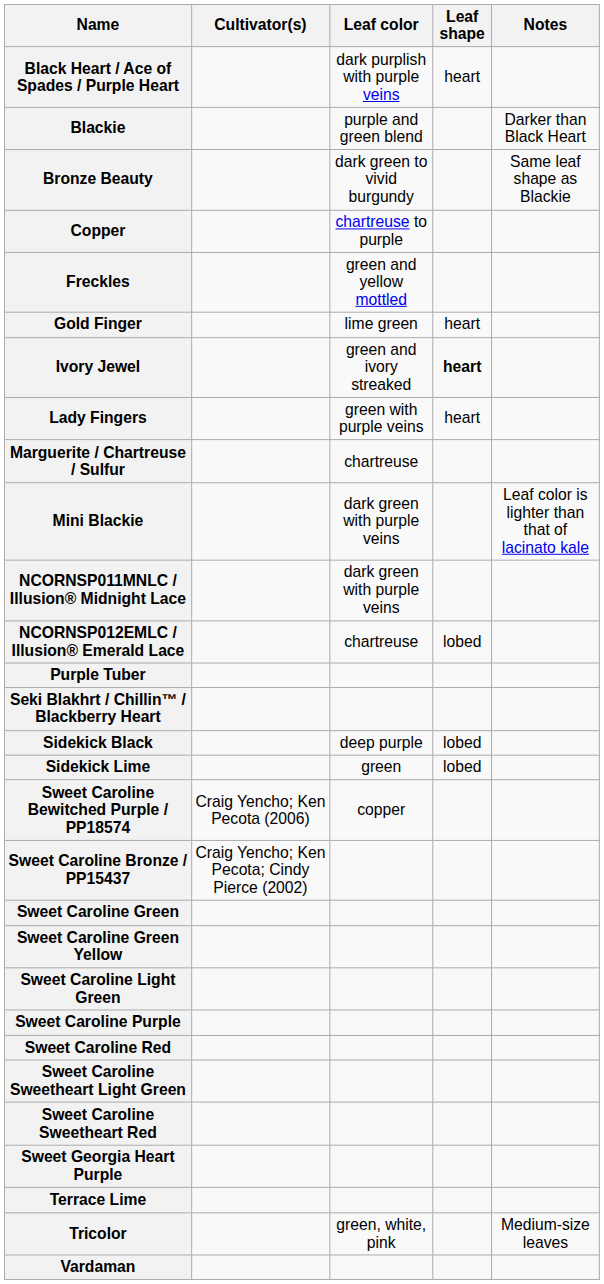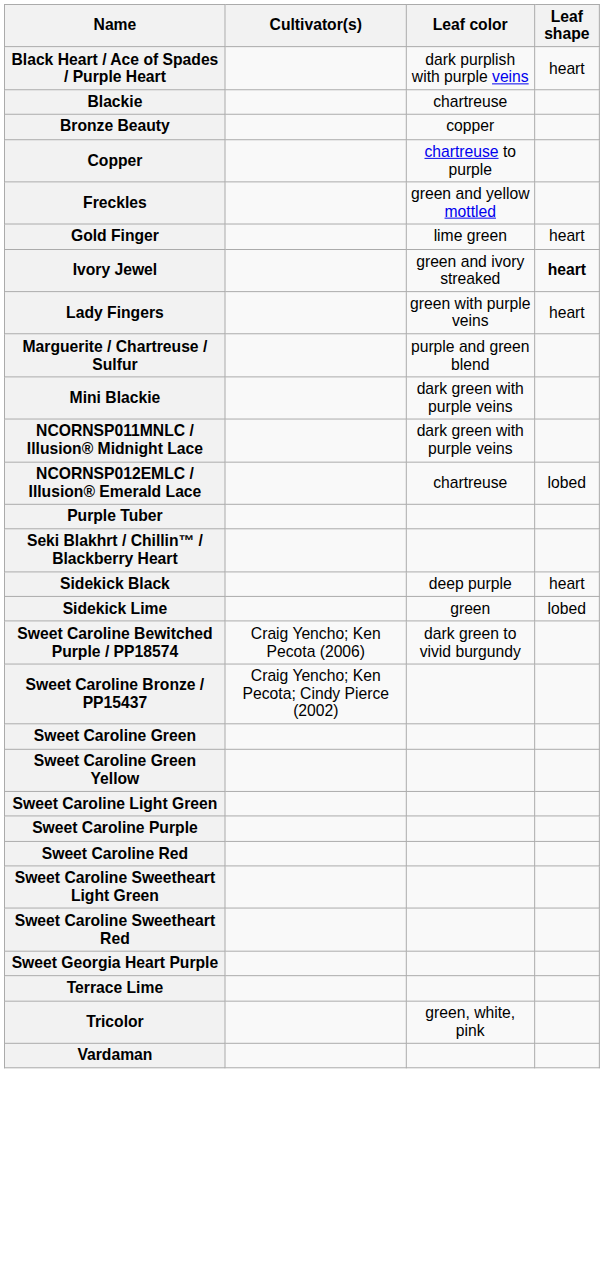- column: (545, 25)
(381, 128) purple and green blend -> (470, 101) chartreuse
(381, 179) dark green to vivid burgundy -> (470, 126) copper
(381, 461) chartreuse -> (470, 355) purple and green blend
(462, 742) lobed -> (567, 583) heart
(381, 810) copper -> (470, 642) dark green to vivid burgundy
